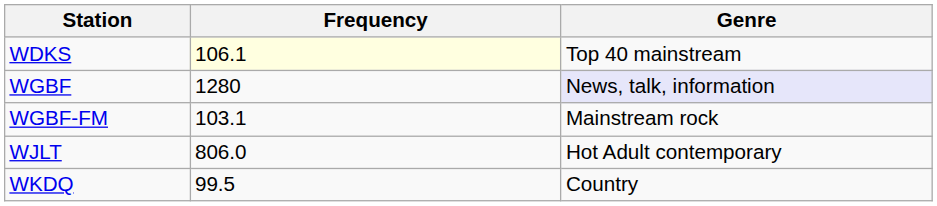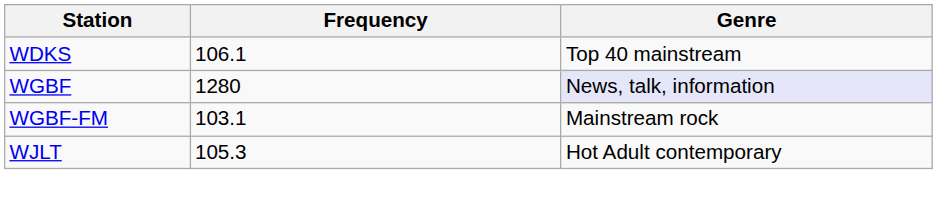(221, 53) lightyellow background -> (221, 53) no background
(221, 151) 806.0 -> (221, 151) 105.3
- row: (42, 184)
